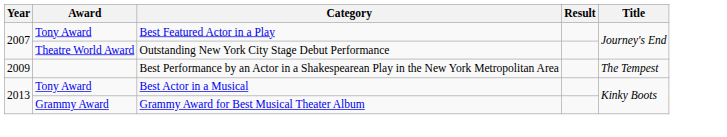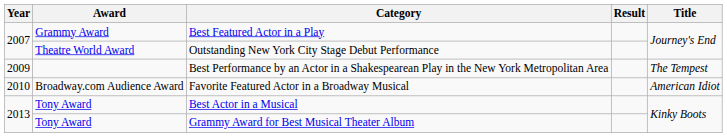(63, 31) Tony Award -> (72, 31) Grammy Award
+ row: (299, 86)
(72, 104) Grammy Award -> (63, 123) Tony Award
